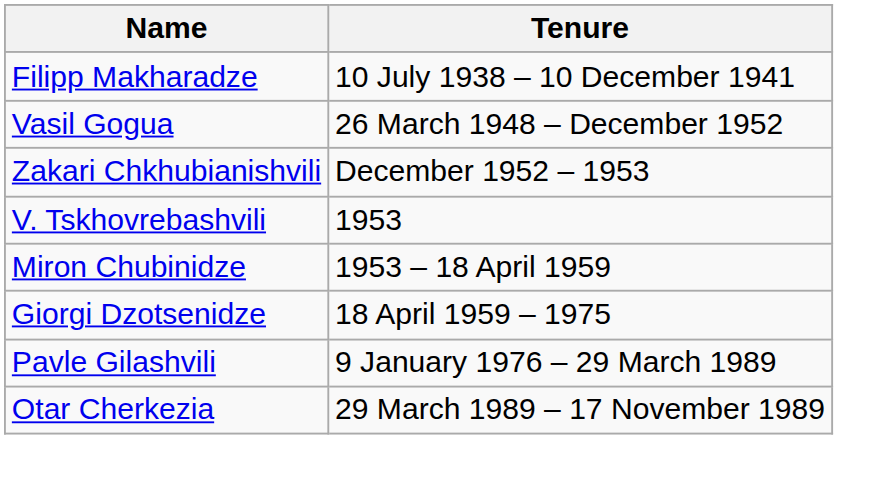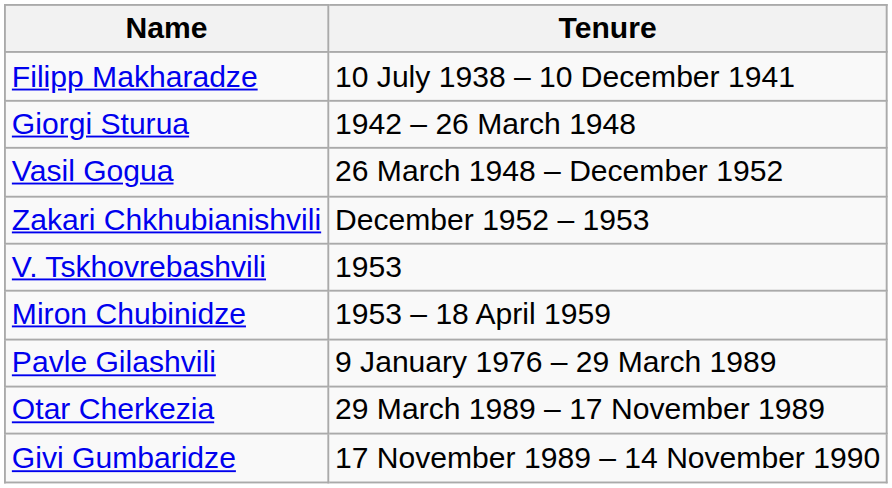+ row: (100, 123)
- row: (139, 314)
+ row: (124, 457)
